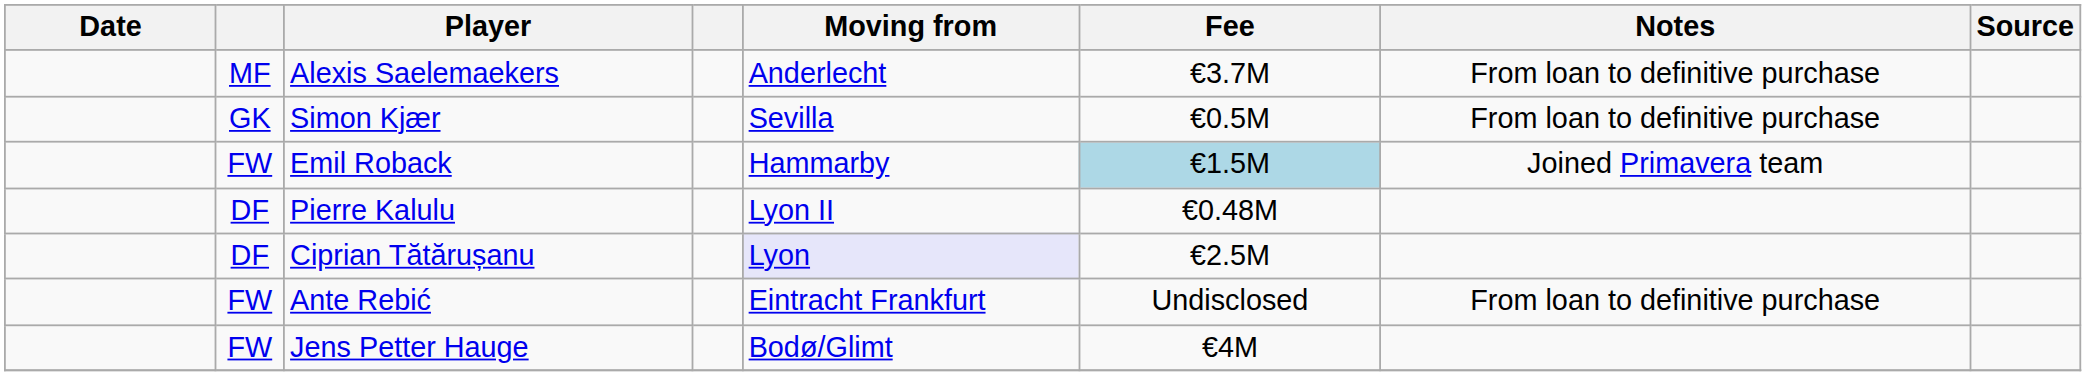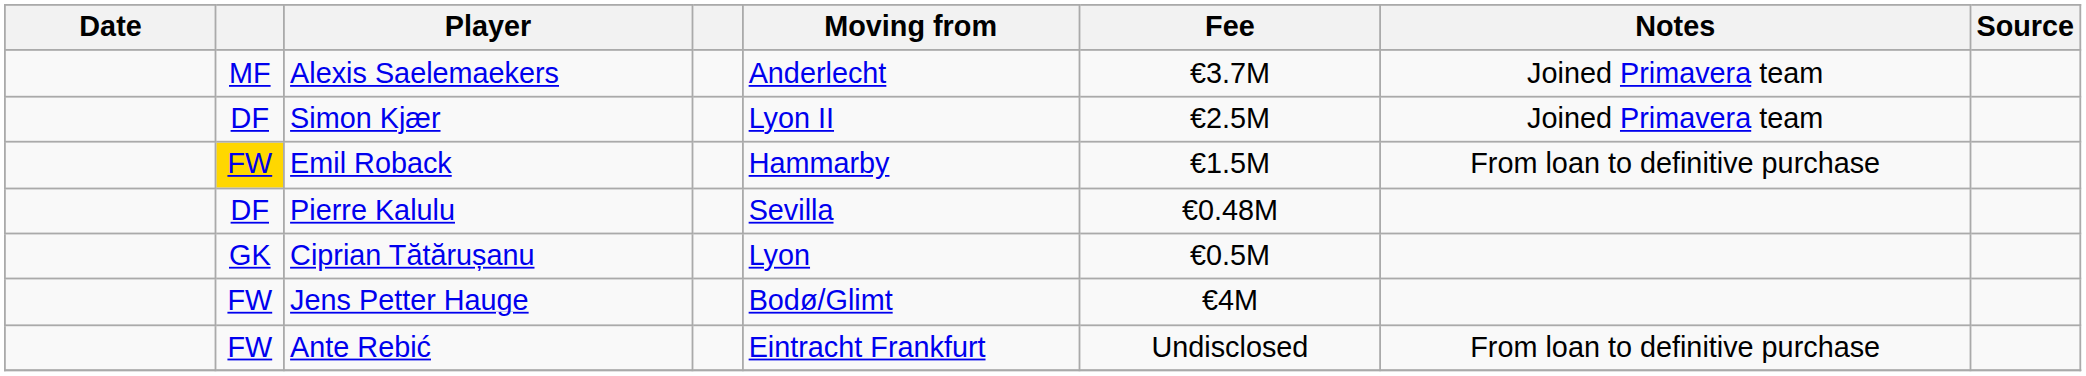(1675, 73) From loan to definitive purchase -> (1675, 73) Joined Primavera team
(250, 118) GK -> (250, 118) DF
(791, 118) Sevilla -> (791, 118) Lyon II
(1230, 118) €0.5M -> (1230, 118) €2.5M
(1675, 118) From loan to definitive purchase -> (1675, 118) Joined Primavera team
(250, 164) no background -> (250, 164) gold background
(1230, 164) lightblue background -> (1230, 164) no background
(1675, 164) Joined Primavera team -> (1675, 164) From loan to definitive purchase
(791, 210) Lyon II -> (791, 210) Sevilla
(250, 255) DF -> (250, 255) GK
(779, 255) lavender background -> (779, 255) no background
(1230, 255) €2.5M -> (1230, 255) €0.5M
rows swapped: (361, 301) <-> (409, 347)
